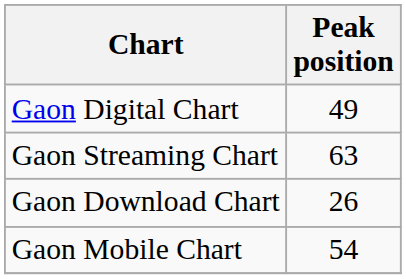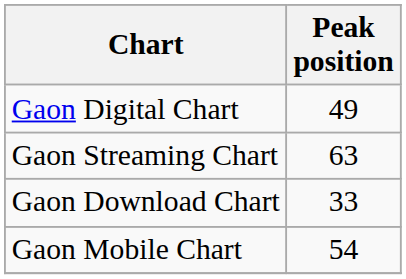(344, 202) 26 -> (344, 202) 33
